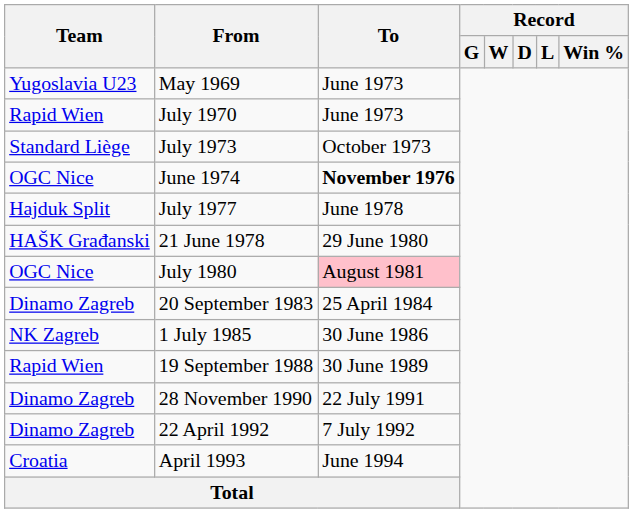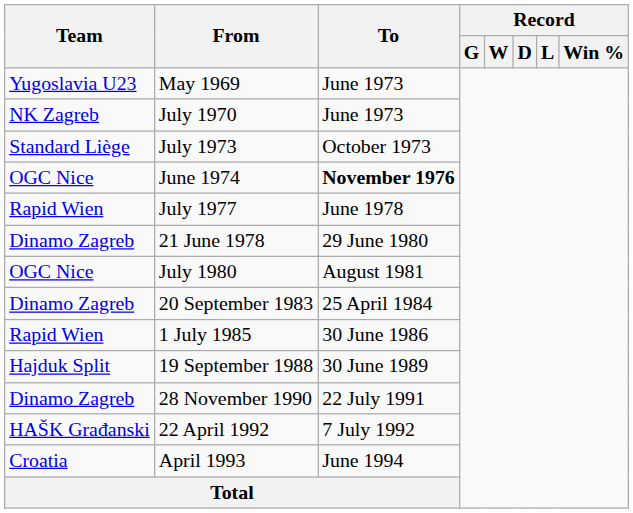(56, 114) Rapid Wien -> (54, 114) NK Zagreb
(60, 209) Hajduk Split -> (56, 209) Rapid Wien
(79, 240) HAŠK Građanski -> (72, 240) Dinamo Zagreb
(373, 271) pink background -> (373, 271) no background
(54, 334) NK Zagreb -> (56, 334) Rapid Wien
(56, 366) Rapid Wien -> (60, 366) Hajduk Split
(72, 429) Dinamo Zagreb -> (79, 429) HAŠK Građanski
